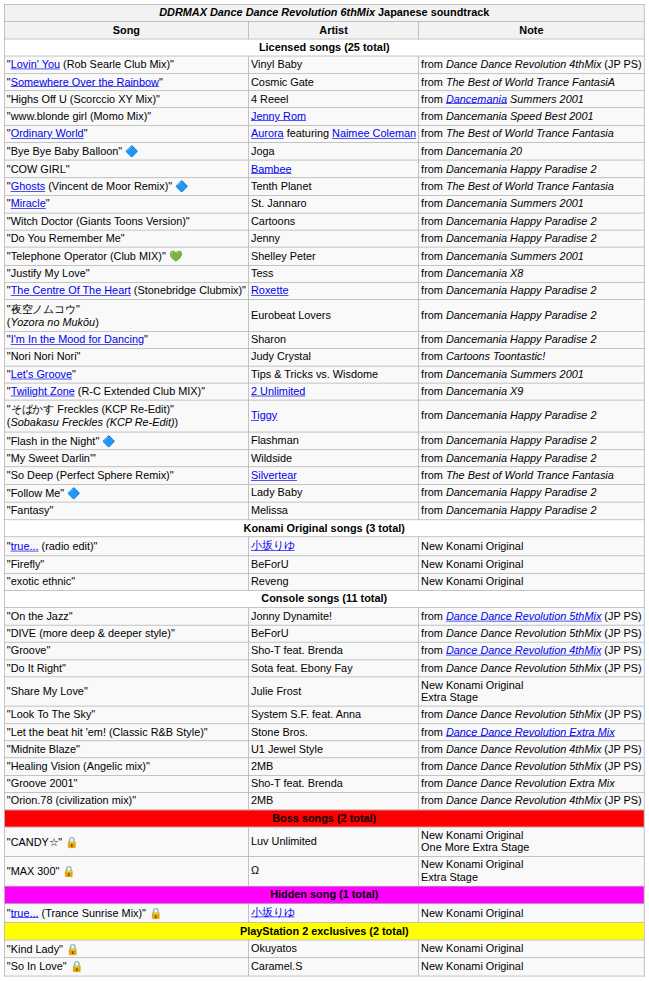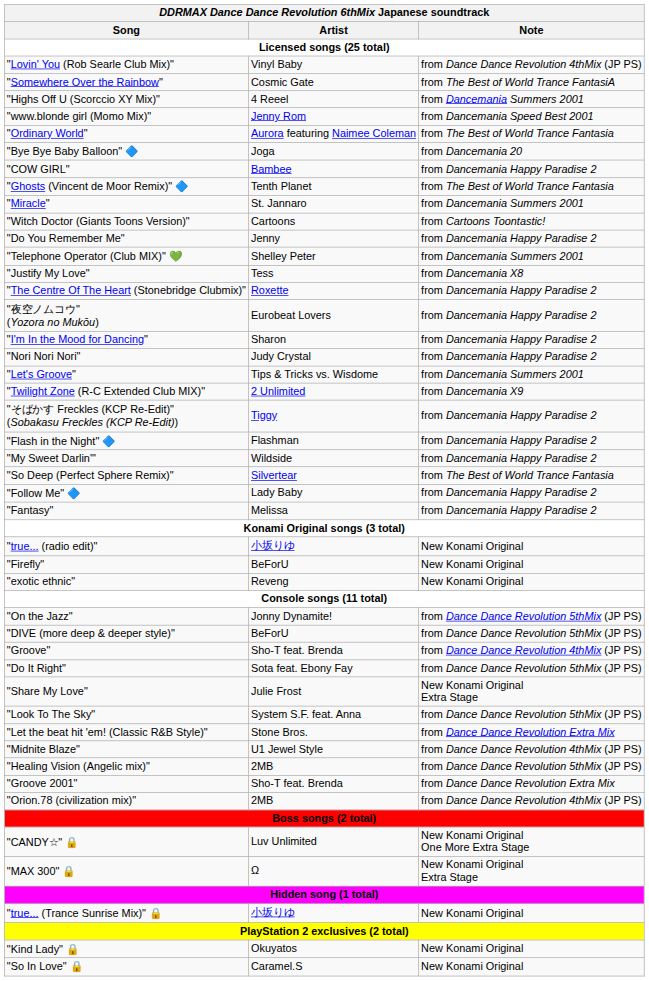(509, 221) from Dancemania Happy Paradise 2 -> (483, 221) from Cartoons Toontastic!
(483, 357) from Cartoons Toontastic! -> (509, 357) from Dancemania Happy Paradise 2
